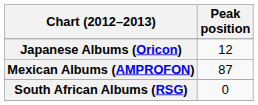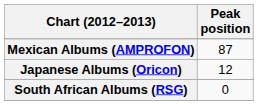rows swapped: (101, 49) <-> (101, 69)
